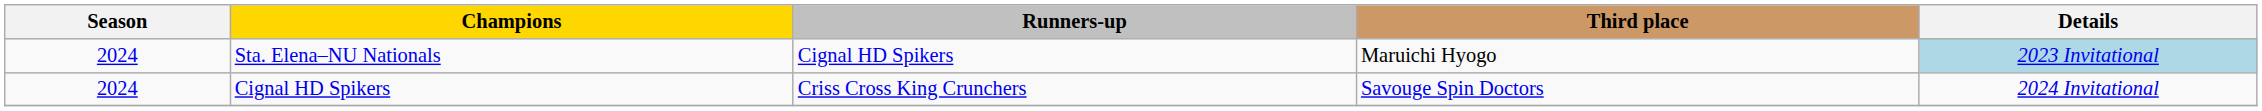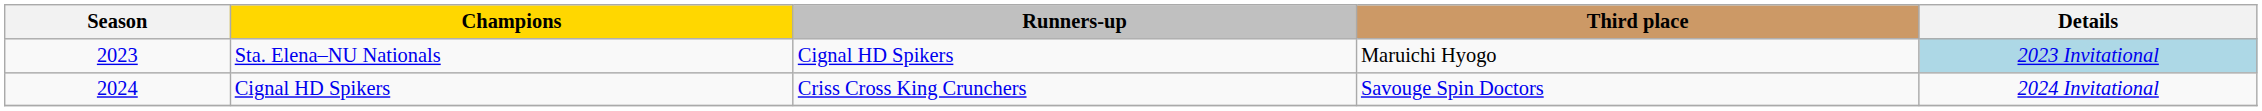(117, 55) 2024 -> (117, 55) 2023
